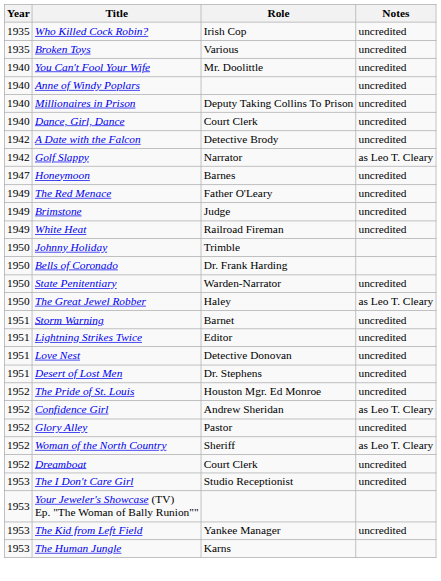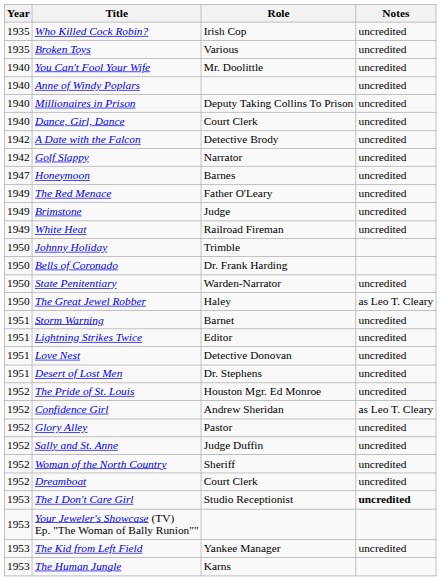(396, 157) as Leo T. Cleary -> (382, 157) uncredited
+ row: (76, 445)
(396, 445) as Leo T. Cleary -> (382, 463) uncredited
(382, 481) normal -> (385, 499) bold
